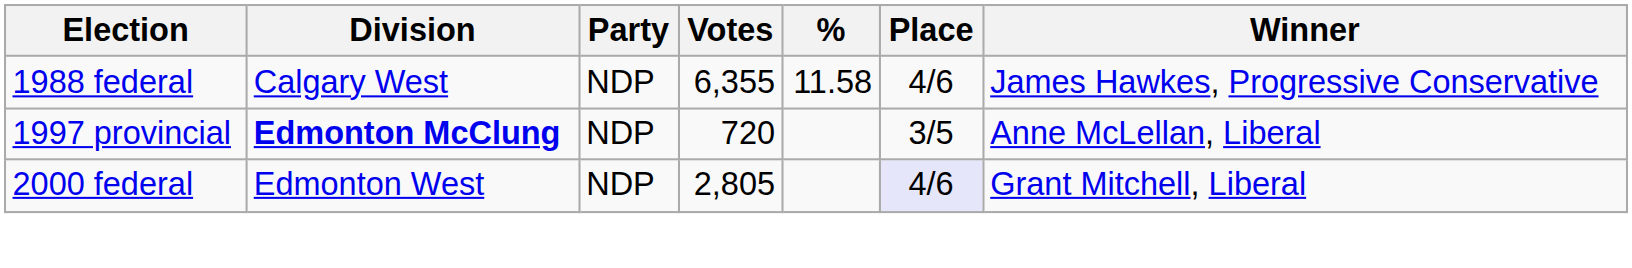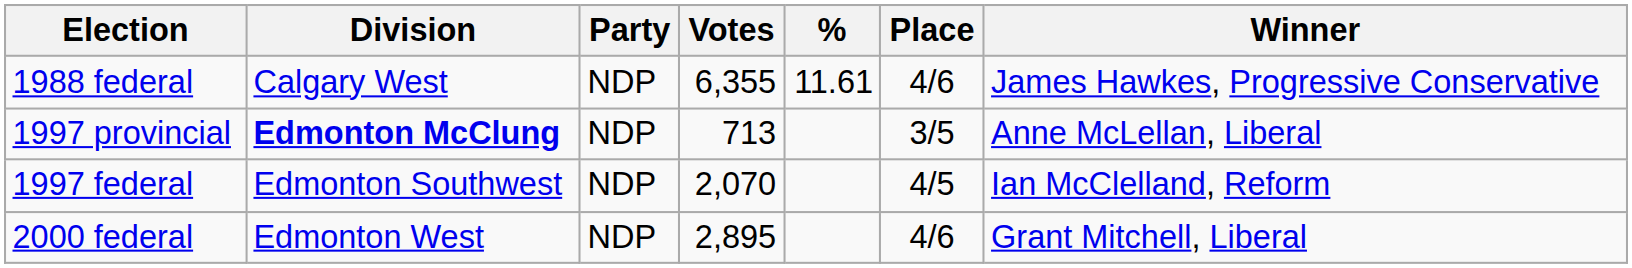(833, 81) 11.58 -> (834, 81) 11.61
(748, 133) 720 -> (749, 133) 713
+ row: (103, 184)
(734, 184) 2,805 -> (736, 236) 2,895
(931, 184) lavender background -> (932, 236) no background
